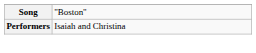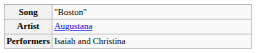+ row: (28, 26)
